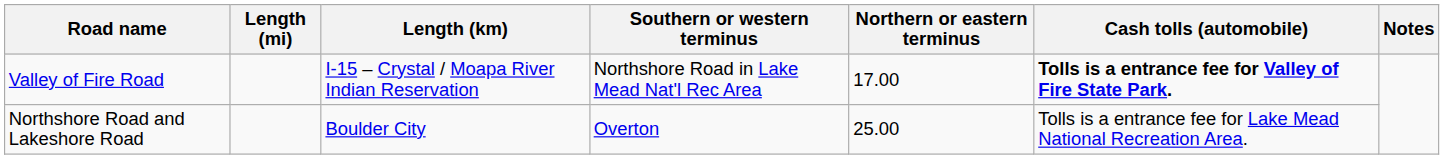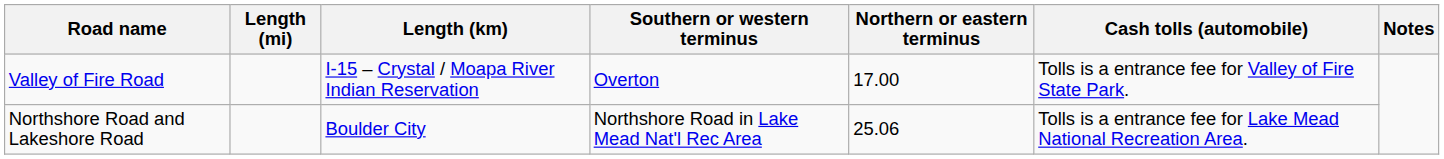(696, 79) Northshore Road in Lake Mead Nat'l Rec Area -> (626, 79) Overton
(1188, 79) bold -> (1196, 79) normal
(626, 129) Overton -> (696, 129) Northshore Road in Lake Mead Nat'l Rec Area
(876, 129) 25.00 -> (876, 129) 25.06
